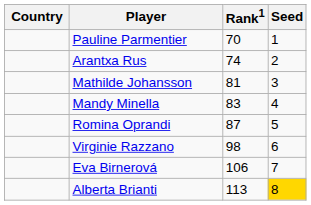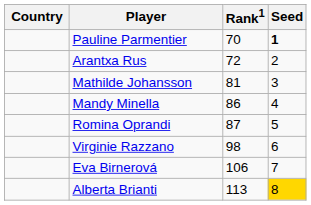(275, 40) normal -> (275, 40) bold
(233, 61) 74 -> (233, 61) 72
(233, 104) 83 -> (233, 104) 86
